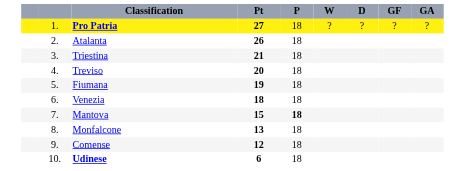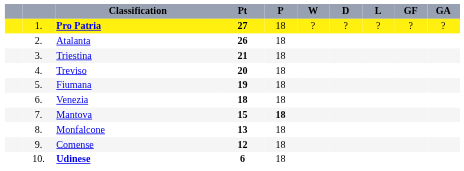+ column: (378, 11)
